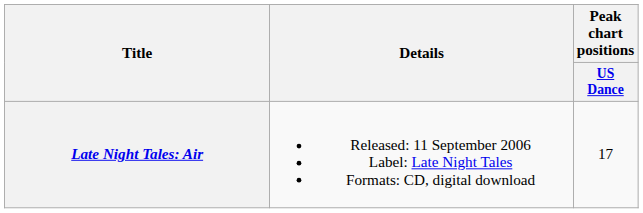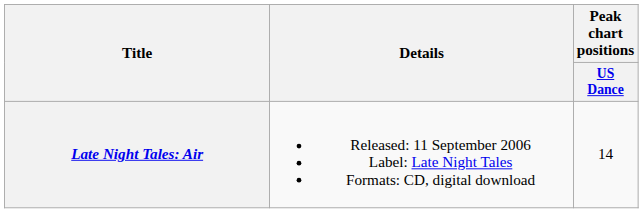(606, 154) 17 -> (606, 154) 14
